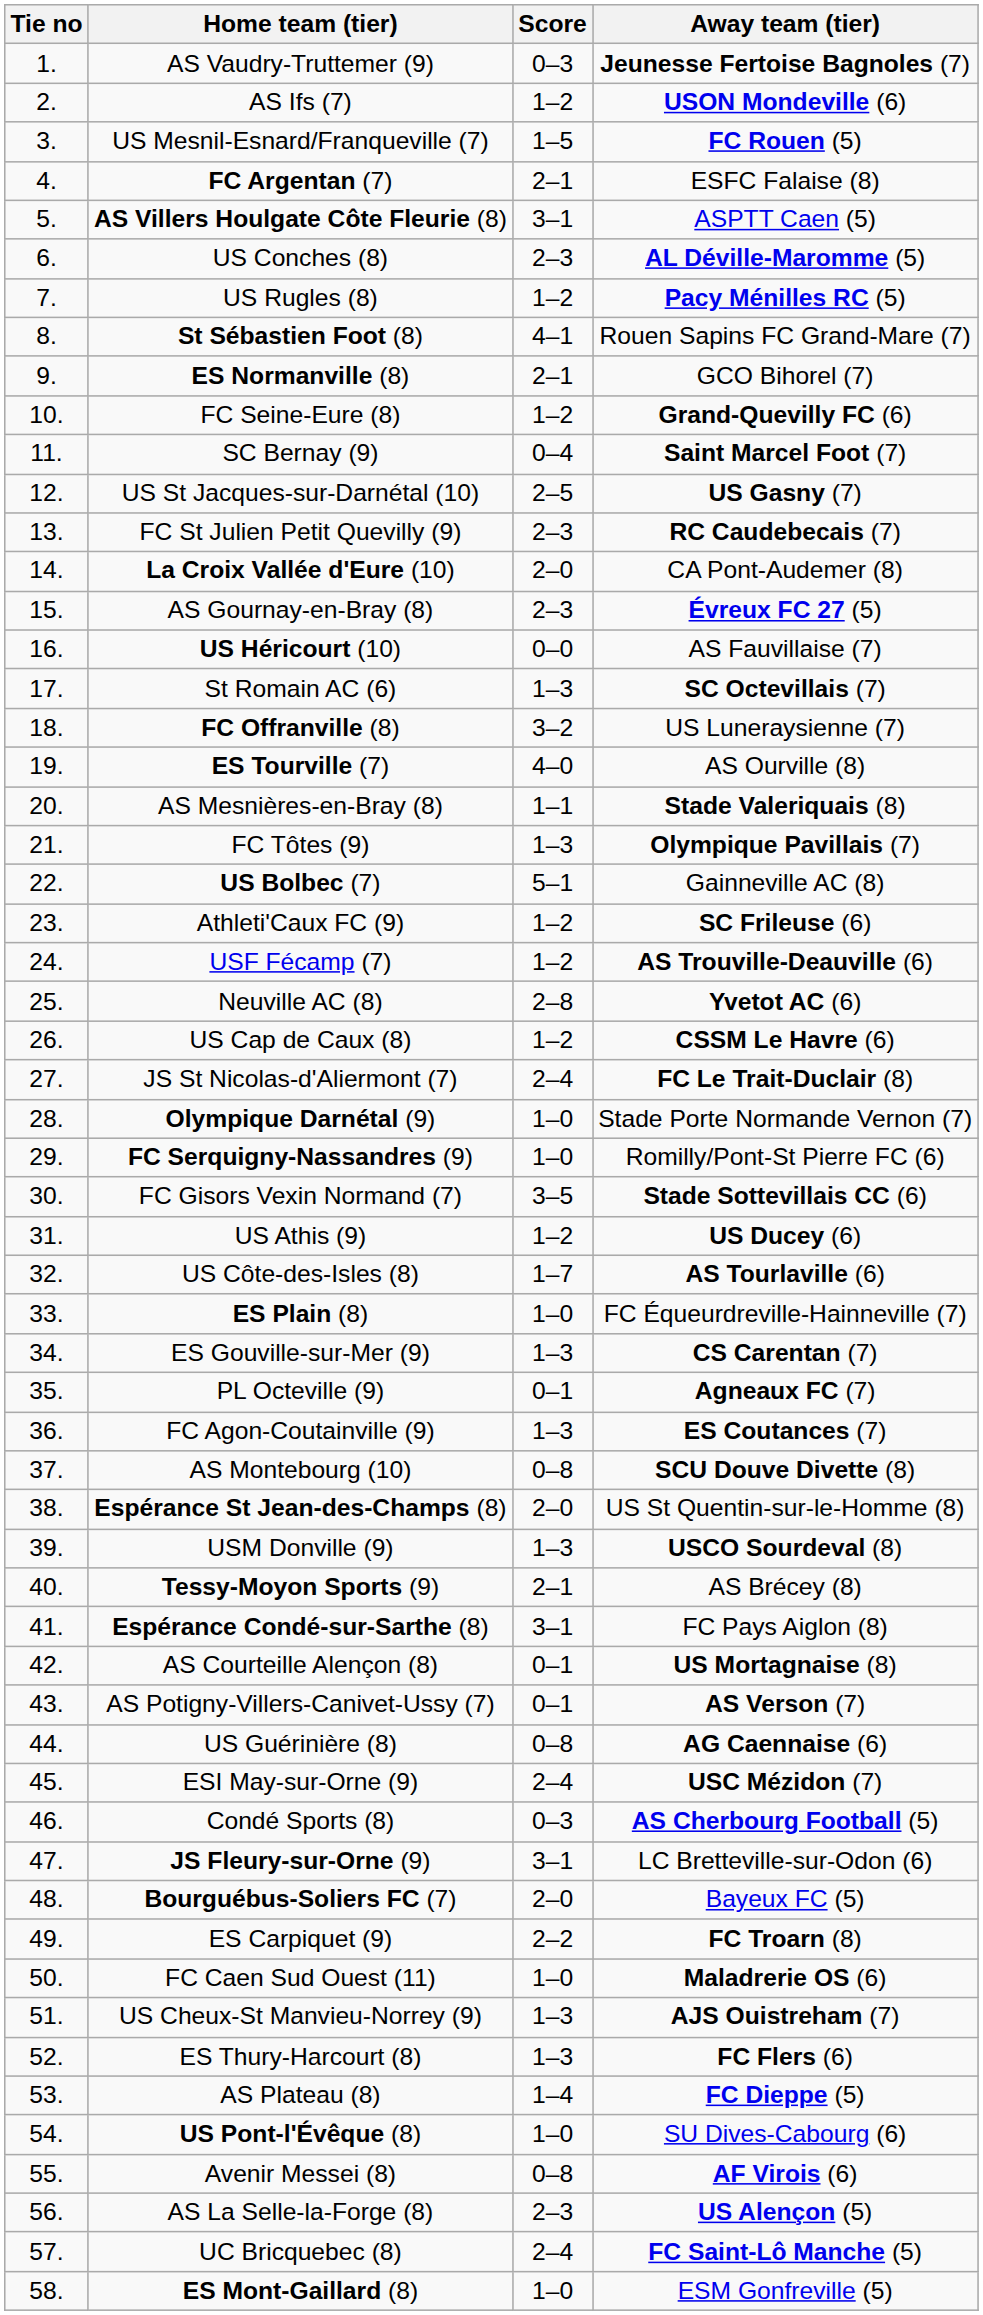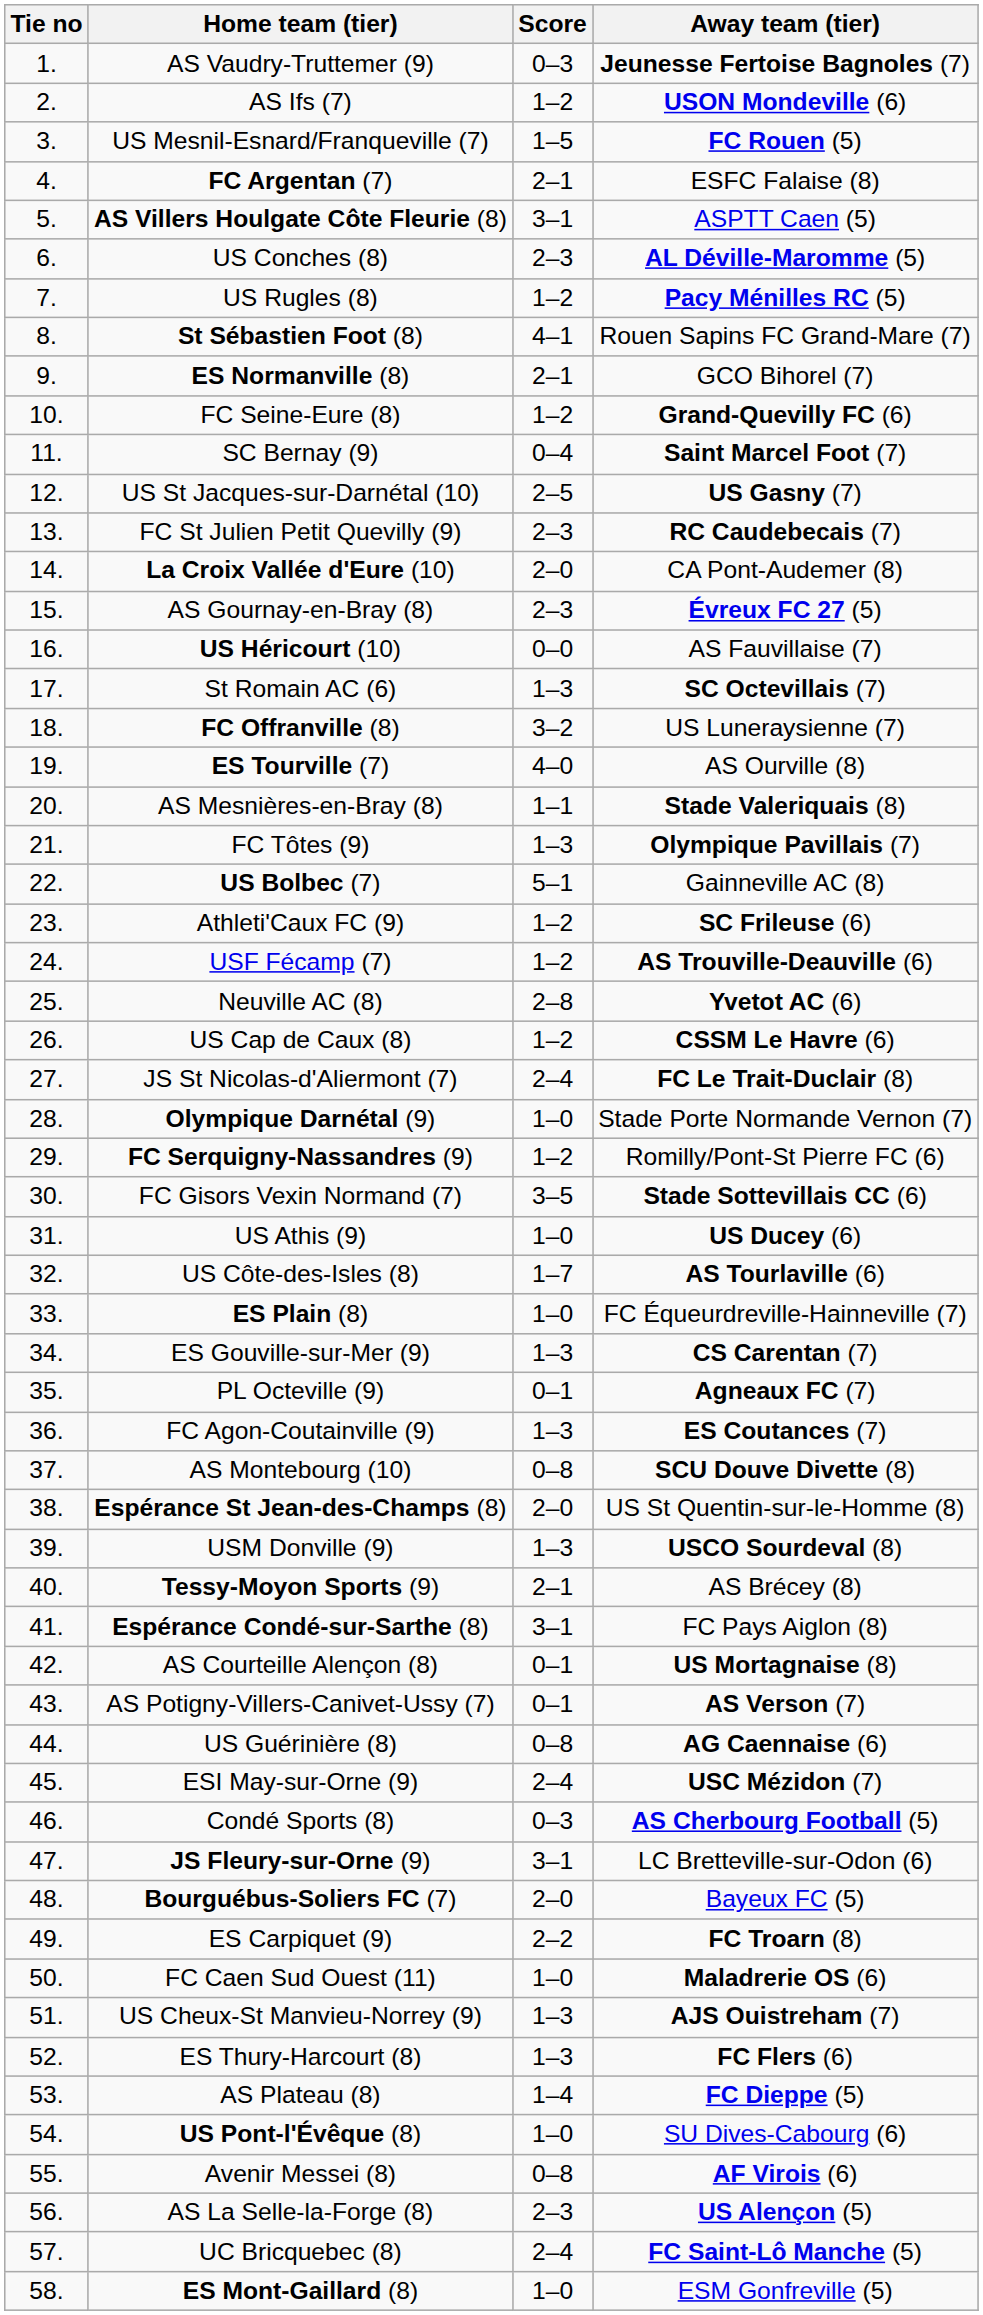(553, 1157) 1–0 -> (553, 1157) 1–2
(553, 1235) 1–2 -> (553, 1235) 1–0
